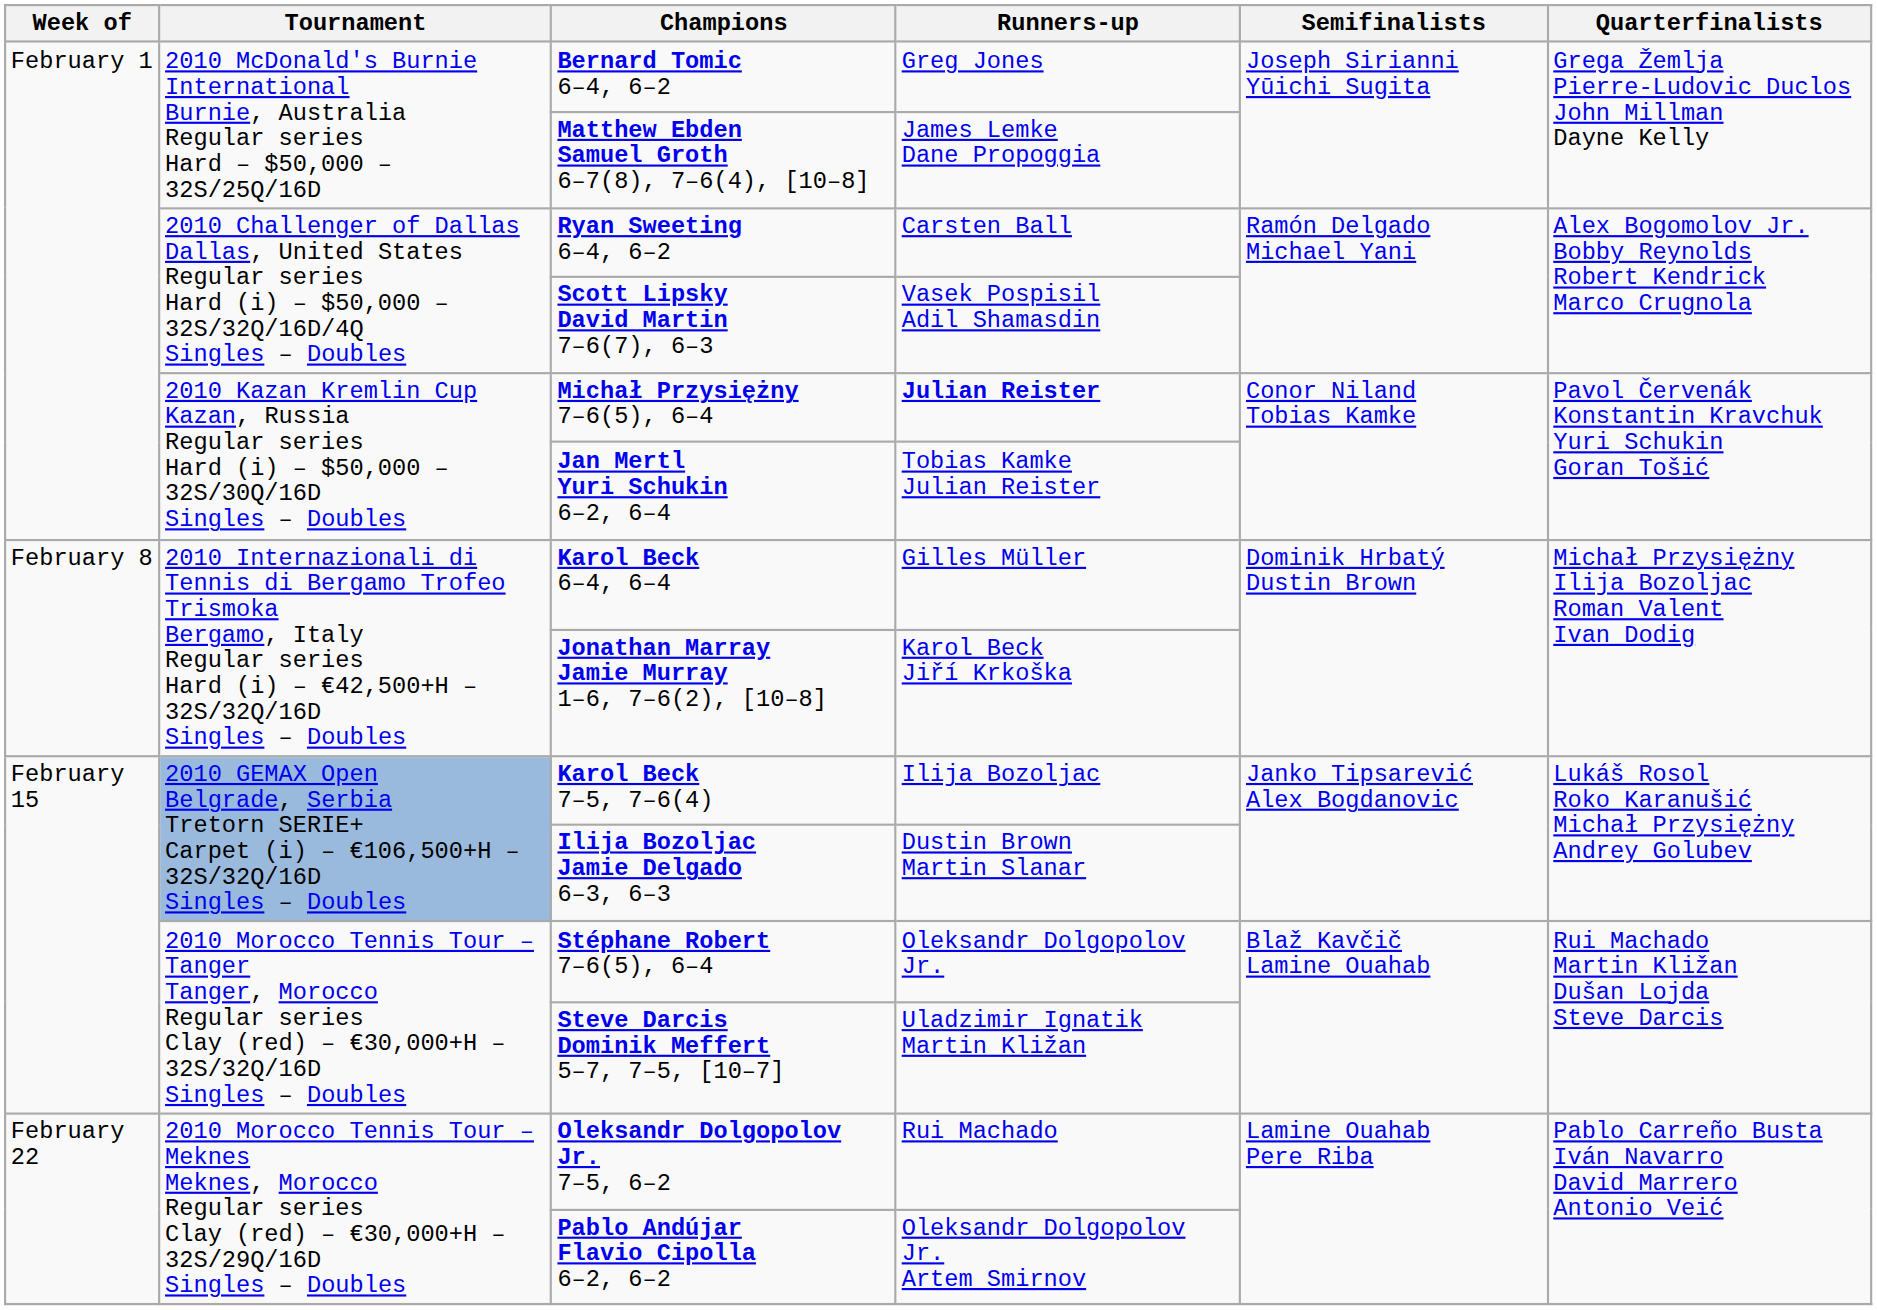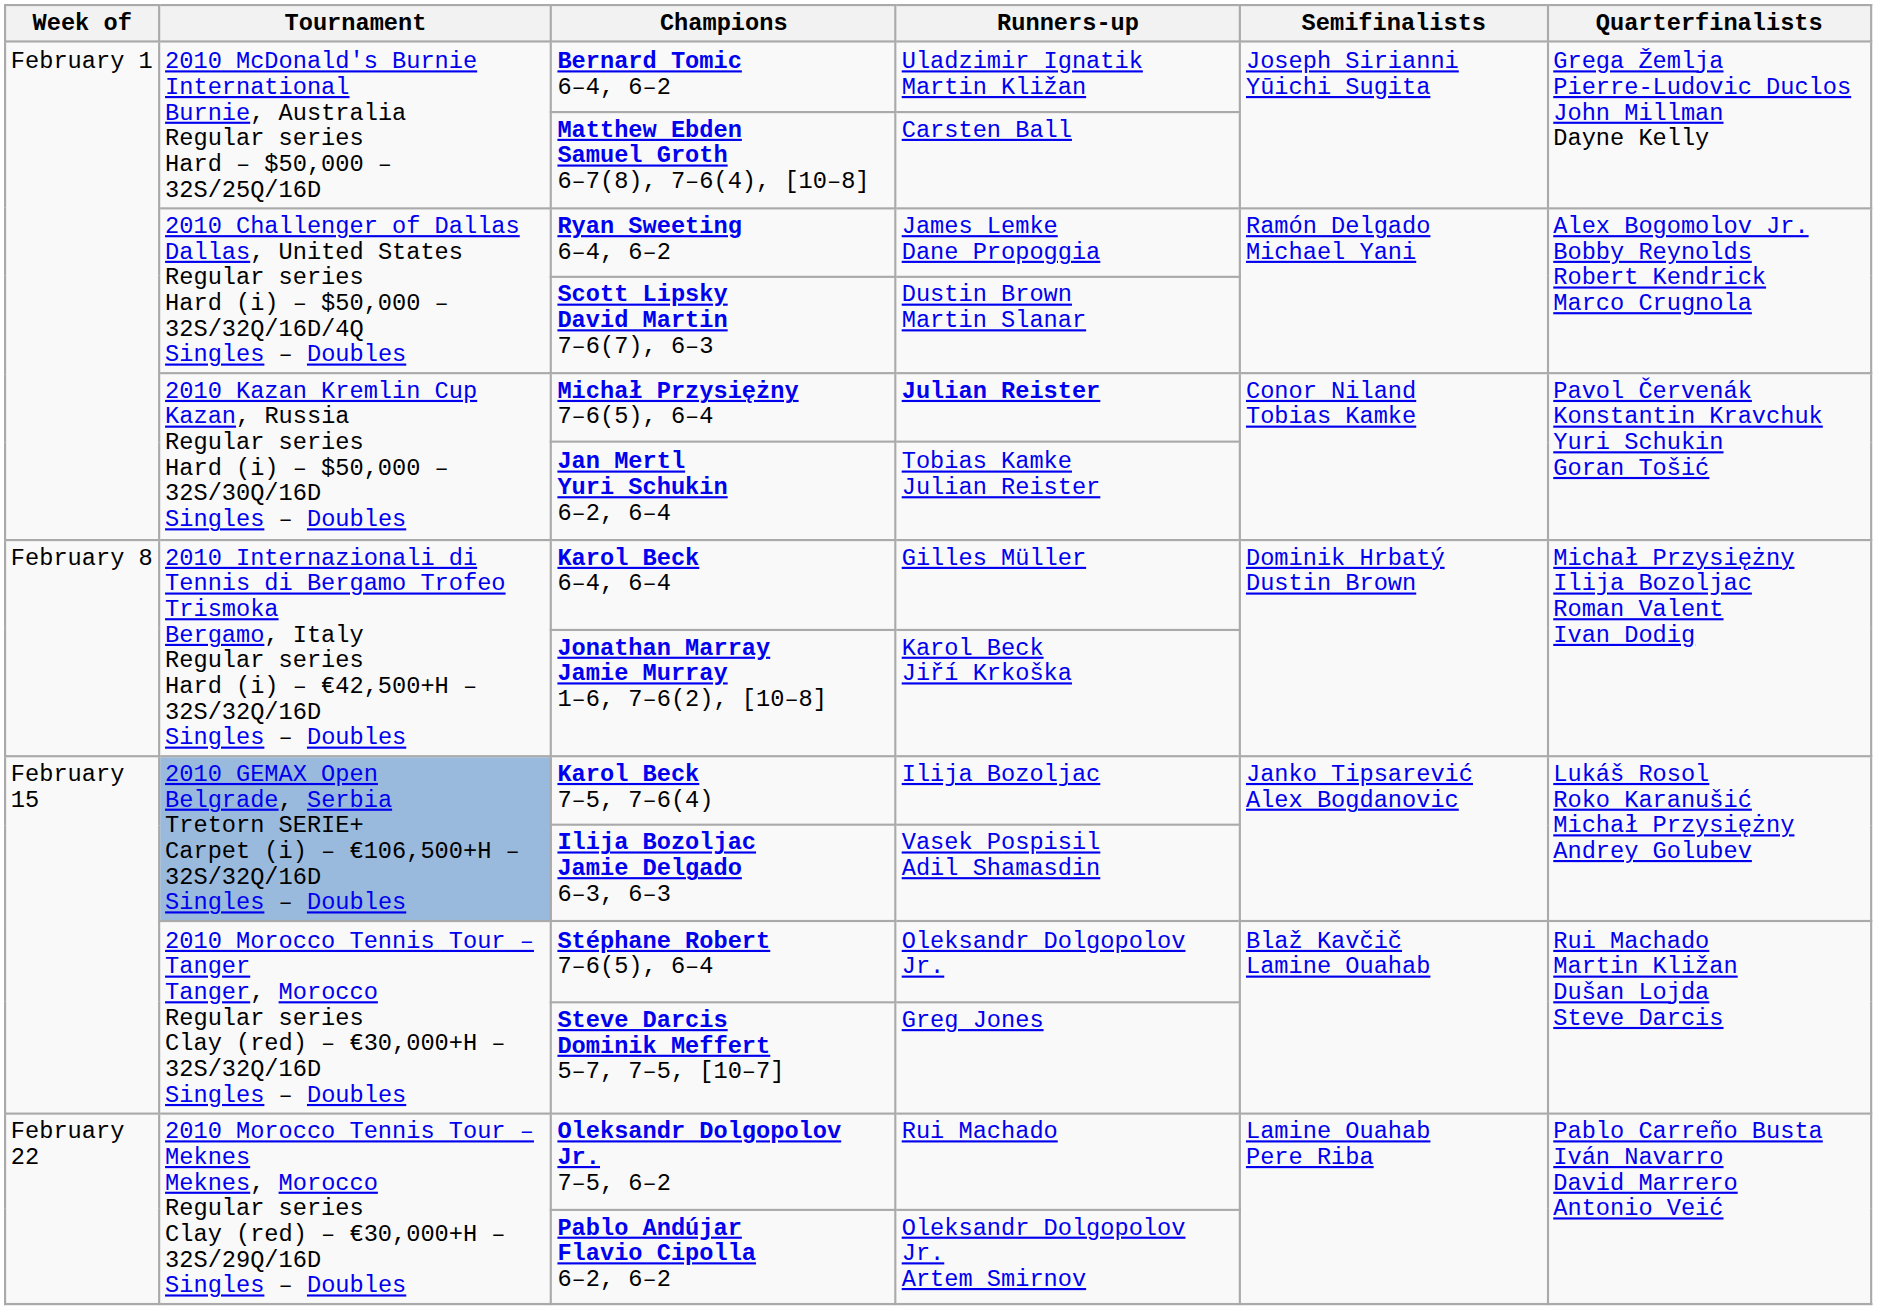(973, 61) Greg Jones -> (1022, 74) Uladzimir Ignatik Martin Kližan
(1001, 143) James Lemke Dane Propoggia -> (987, 130) Carsten Ball
(987, 227) Carsten Ball -> (1001, 239) James Lemke Dane Propoggia
(1001, 308) Vasek Pospisil Adil Shamasdin -> (994, 308) Dustin Brown Martin Slanar
(994, 857) Dustin Brown Martin Slanar -> (1001, 857) Vasek Pospisil Adil Shamasdin
(1022, 1033) Uladzimir Ignatik Martin Kližan -> (973, 1020) Greg Jones
